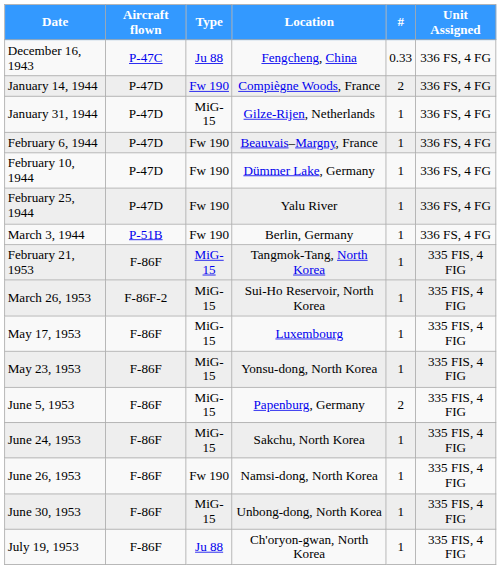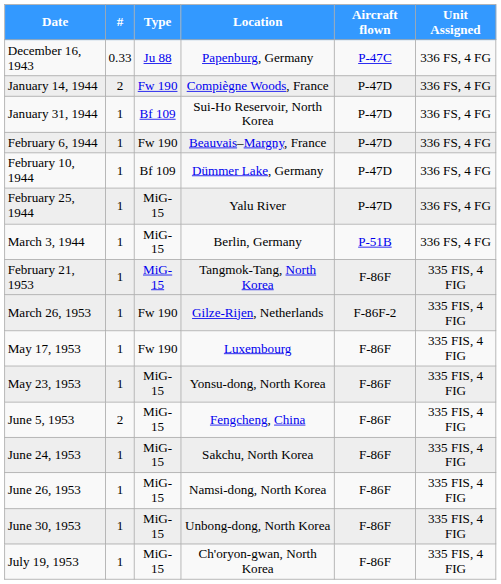columns swapped: (401, 22) <-> (146, 22)
(309, 57) Fengcheng, China -> (258, 57) Papenburg, Germany
(209, 114) MiG-15 -> (158, 114) Bf 109
(309, 114) Gilze-Rijen, Netherlands -> (258, 114) Sui-Ho Reservoir, North Korea
(209, 170) Fw 190 -> (158, 170) Bf 109
(209, 206) Fw 190 -> (158, 206) MiG-15
(209, 234) Fw 190 -> (158, 241) MiG-15
(209, 298) MiG-15 -> (158, 312) Fw 190
(309, 298) Sui-Ho Reservoir, North Korea -> (258, 312) Gilze-Rijen, Netherlands
(209, 333) MiG-15 -> (158, 348) Fw 190
(309, 404) Papenburg, Germany -> (258, 419) Fengcheng, China
(209, 475) Fw 190 -> (158, 490) MiG-15
(209, 547) Ju 88 -> (158, 561) MiG-15
